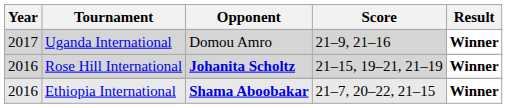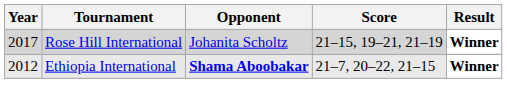- row: (108, 41)
(23, 66) 2016 -> (23, 41) 2017
(242, 66) bold -> (238, 41) normal
(23, 91) 2016 -> (23, 66) 2012
